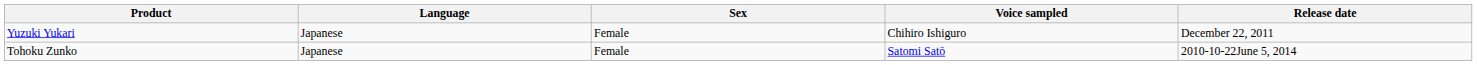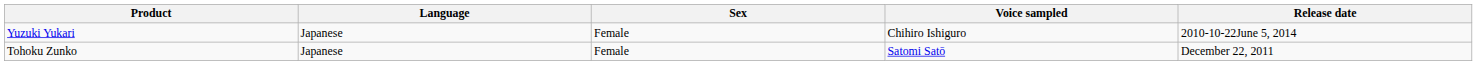(1227, 32) December 22, 2011 -> (1239, 32) 2010-10-22June 5, 2014
(1239, 51) 2010-10-22June 5, 2014 -> (1227, 51) December 22, 2011
